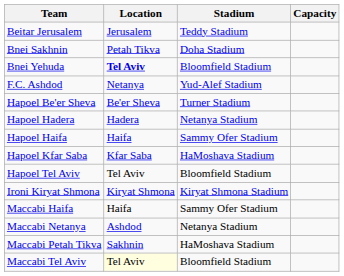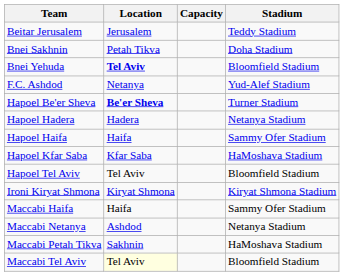columns swapped: (234, 13) <-> (315, 13)
(133, 102) normal -> (135, 102) bold
